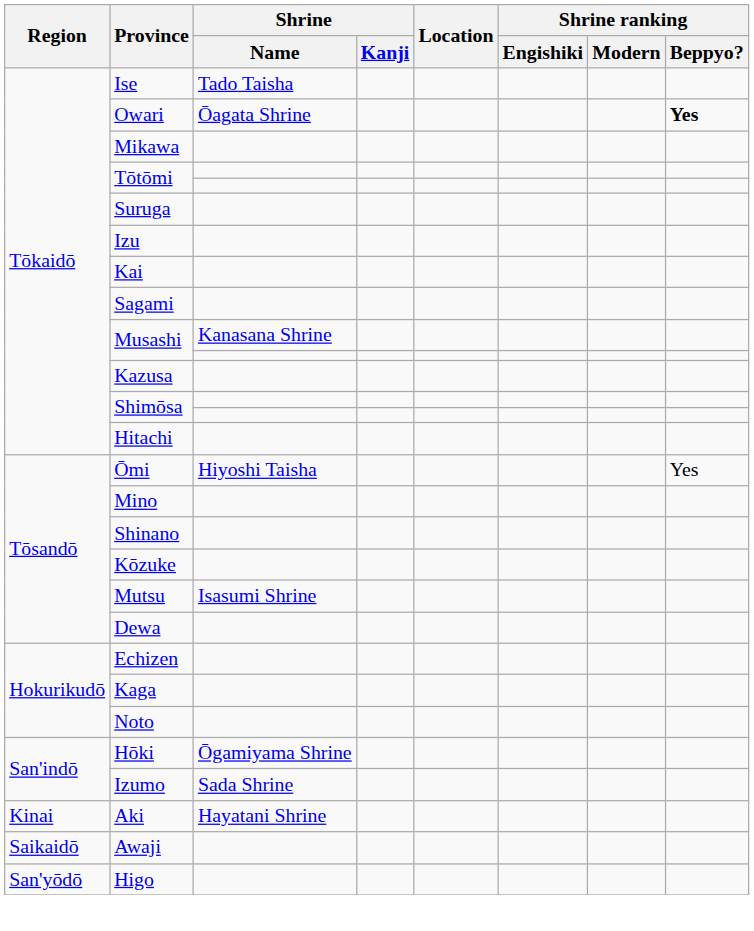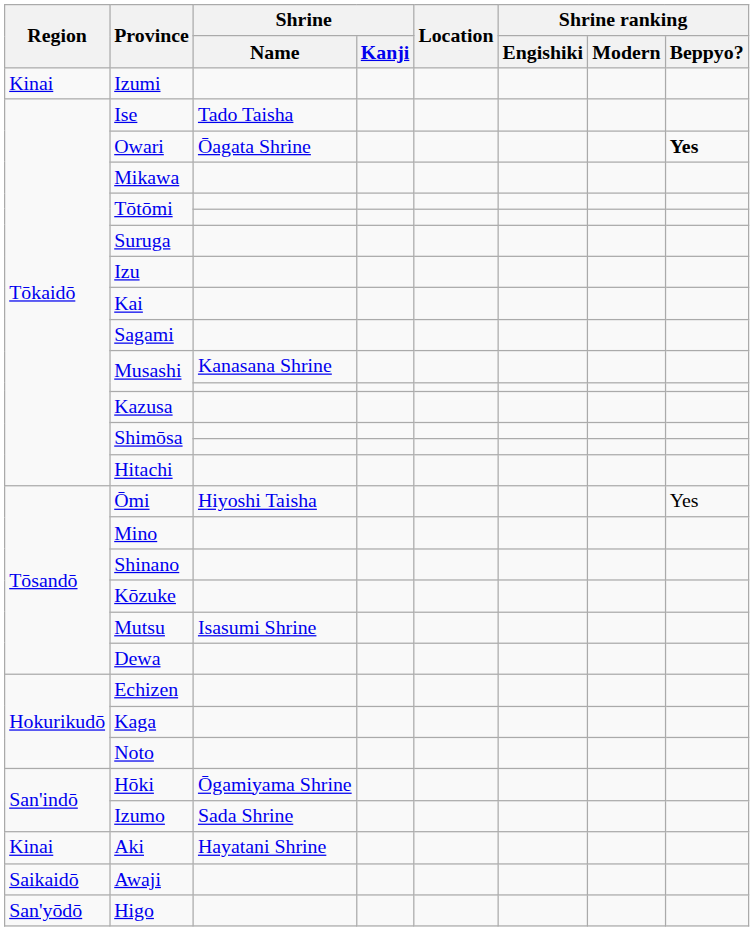+ row: (137, 83)
